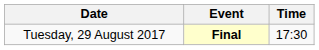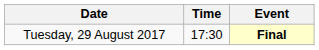columns swapped: (292, 14) <-> (226, 14)
